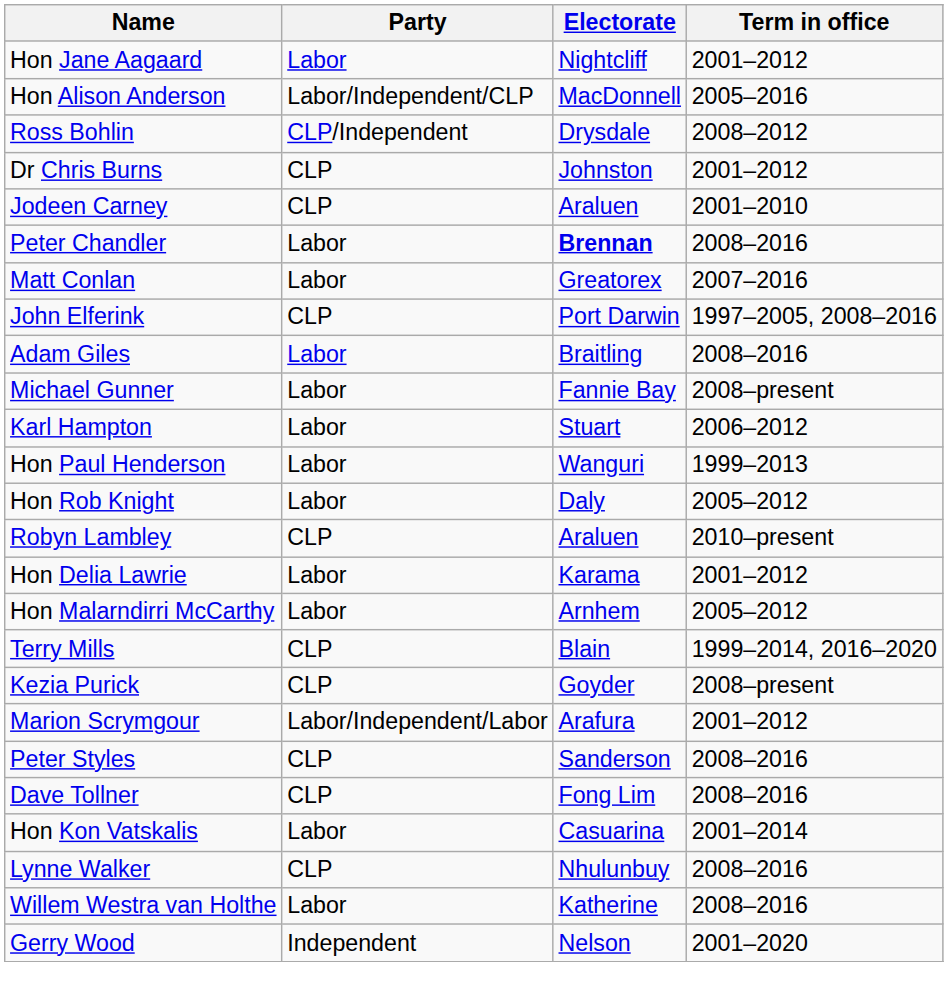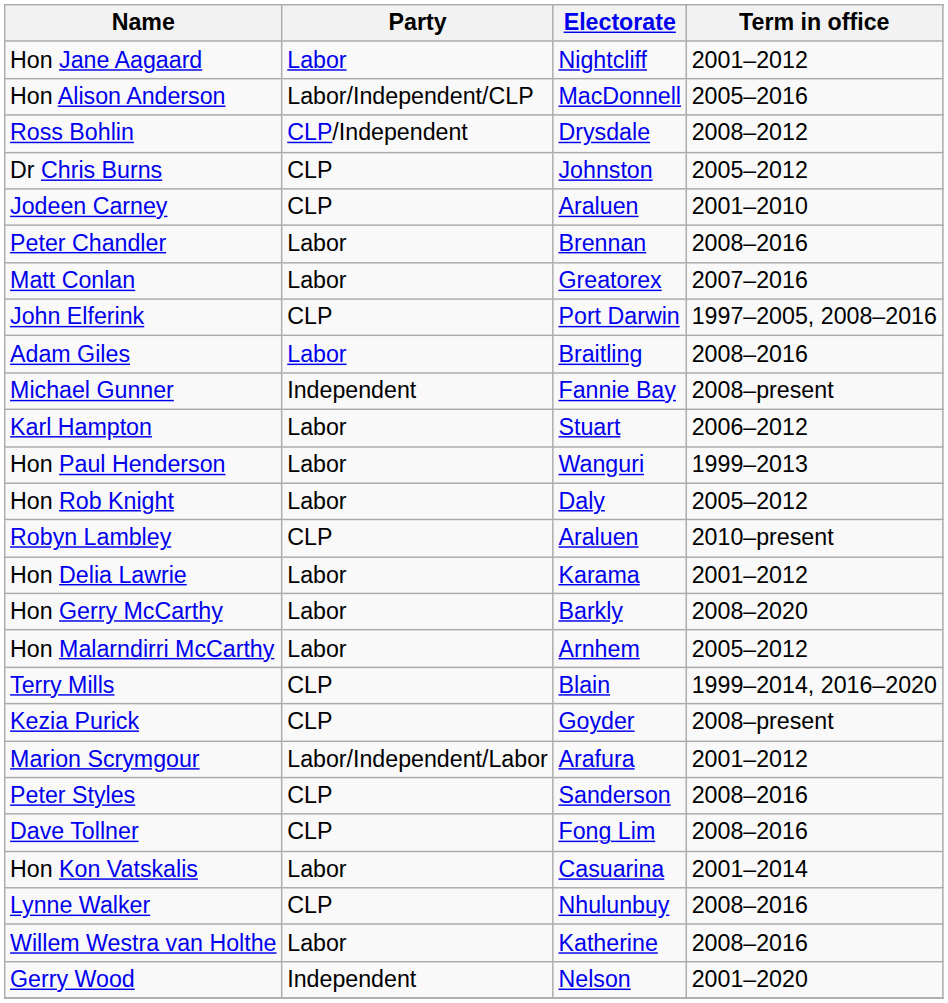(750, 170) 2001–2012 -> (750, 170) 2005–2012
(606, 243) bold -> (602, 243) normal
(317, 390) Labor -> (352, 390) Independent
+ row: (116, 611)
